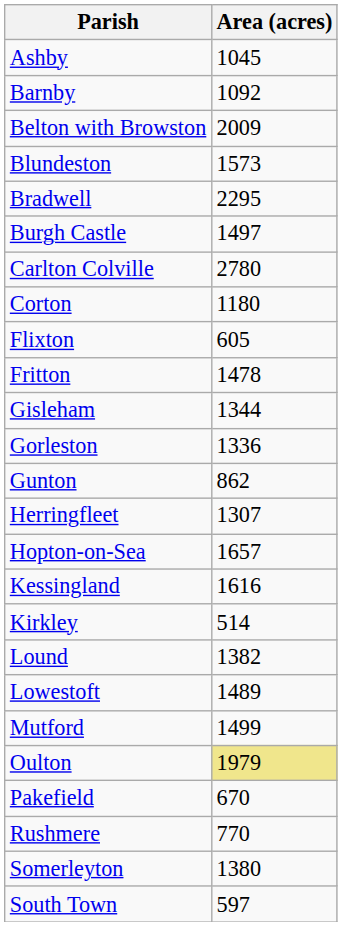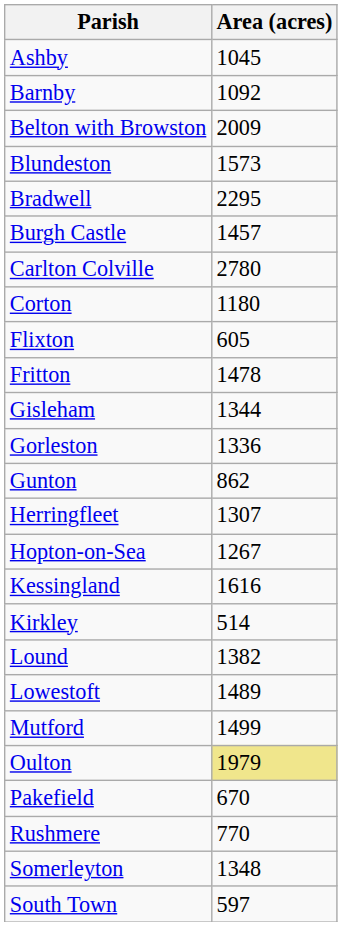(239, 233) 1497 -> (239, 233) 1457
(239, 551) 1657 -> (239, 551) 1267
(239, 868) 1380 -> (239, 868) 1348
